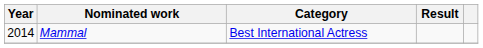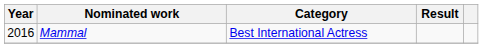(21, 33) 2014 -> (21, 33) 2016
